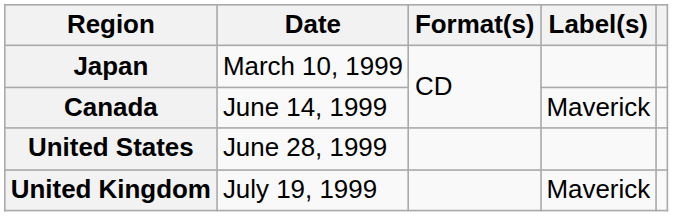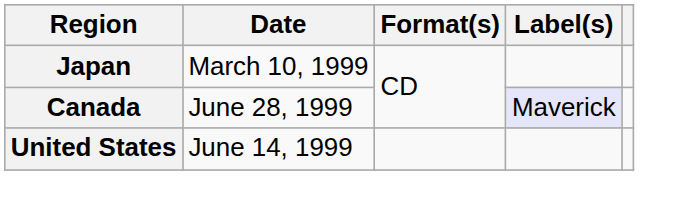(305, 107) June 14, 1999 -> (271, 107) June 28, 1999
(598, 107) no background -> (564, 107) lavender background
(305, 148) June 28, 1999 -> (271, 148) June 14, 1999
- row: (111, 189)
